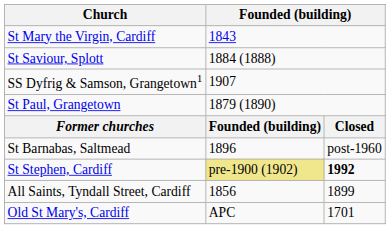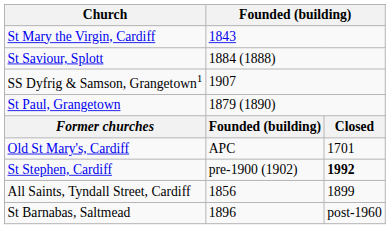rows swapped: (68, 213) <-> (69, 148)
(253, 169) khaki background -> (253, 169) no background
